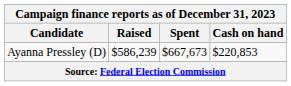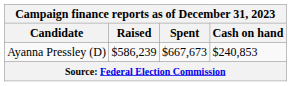(235, 52) $220,853 -> (235, 52) $240,853
